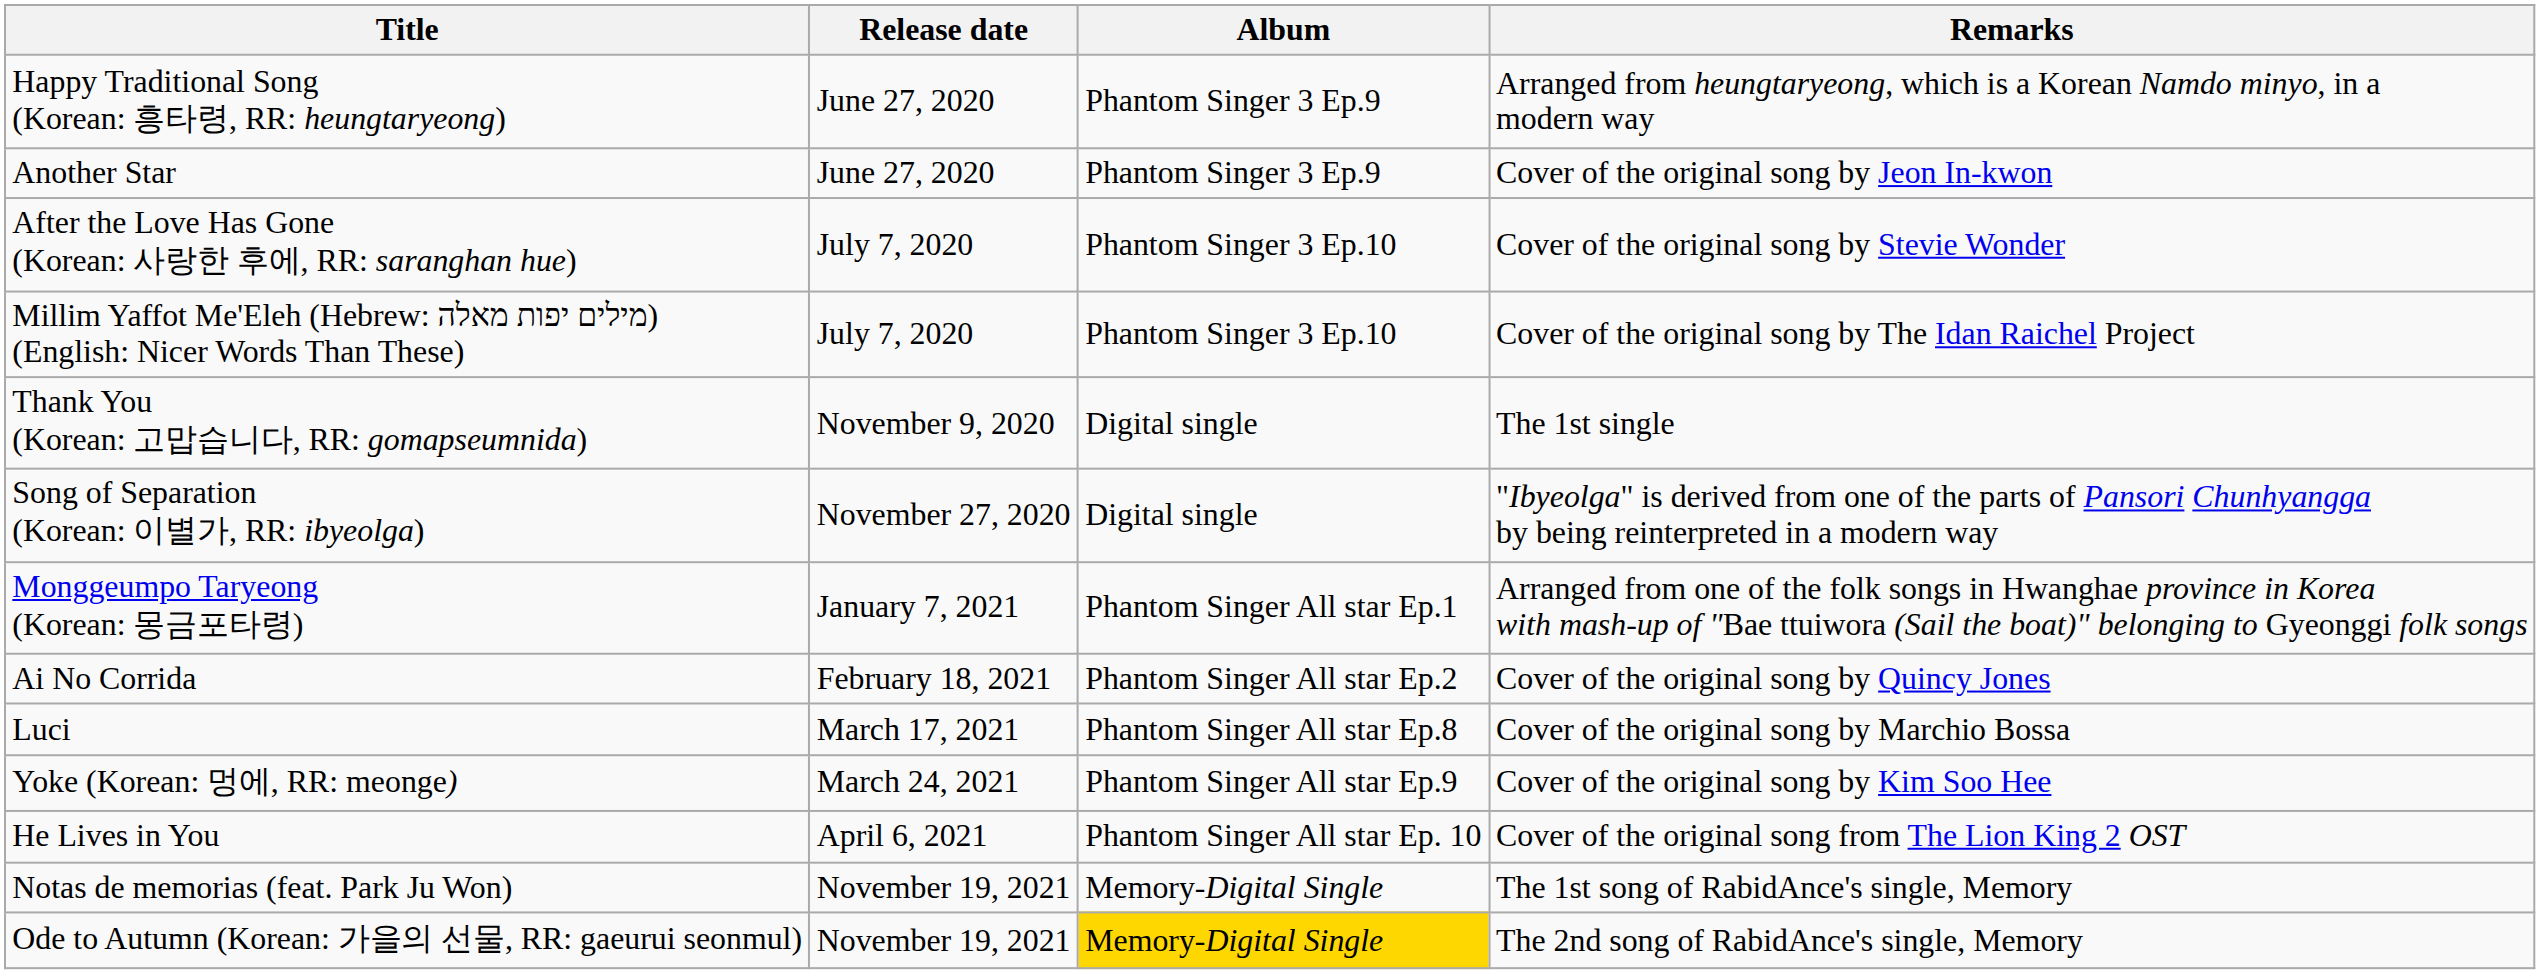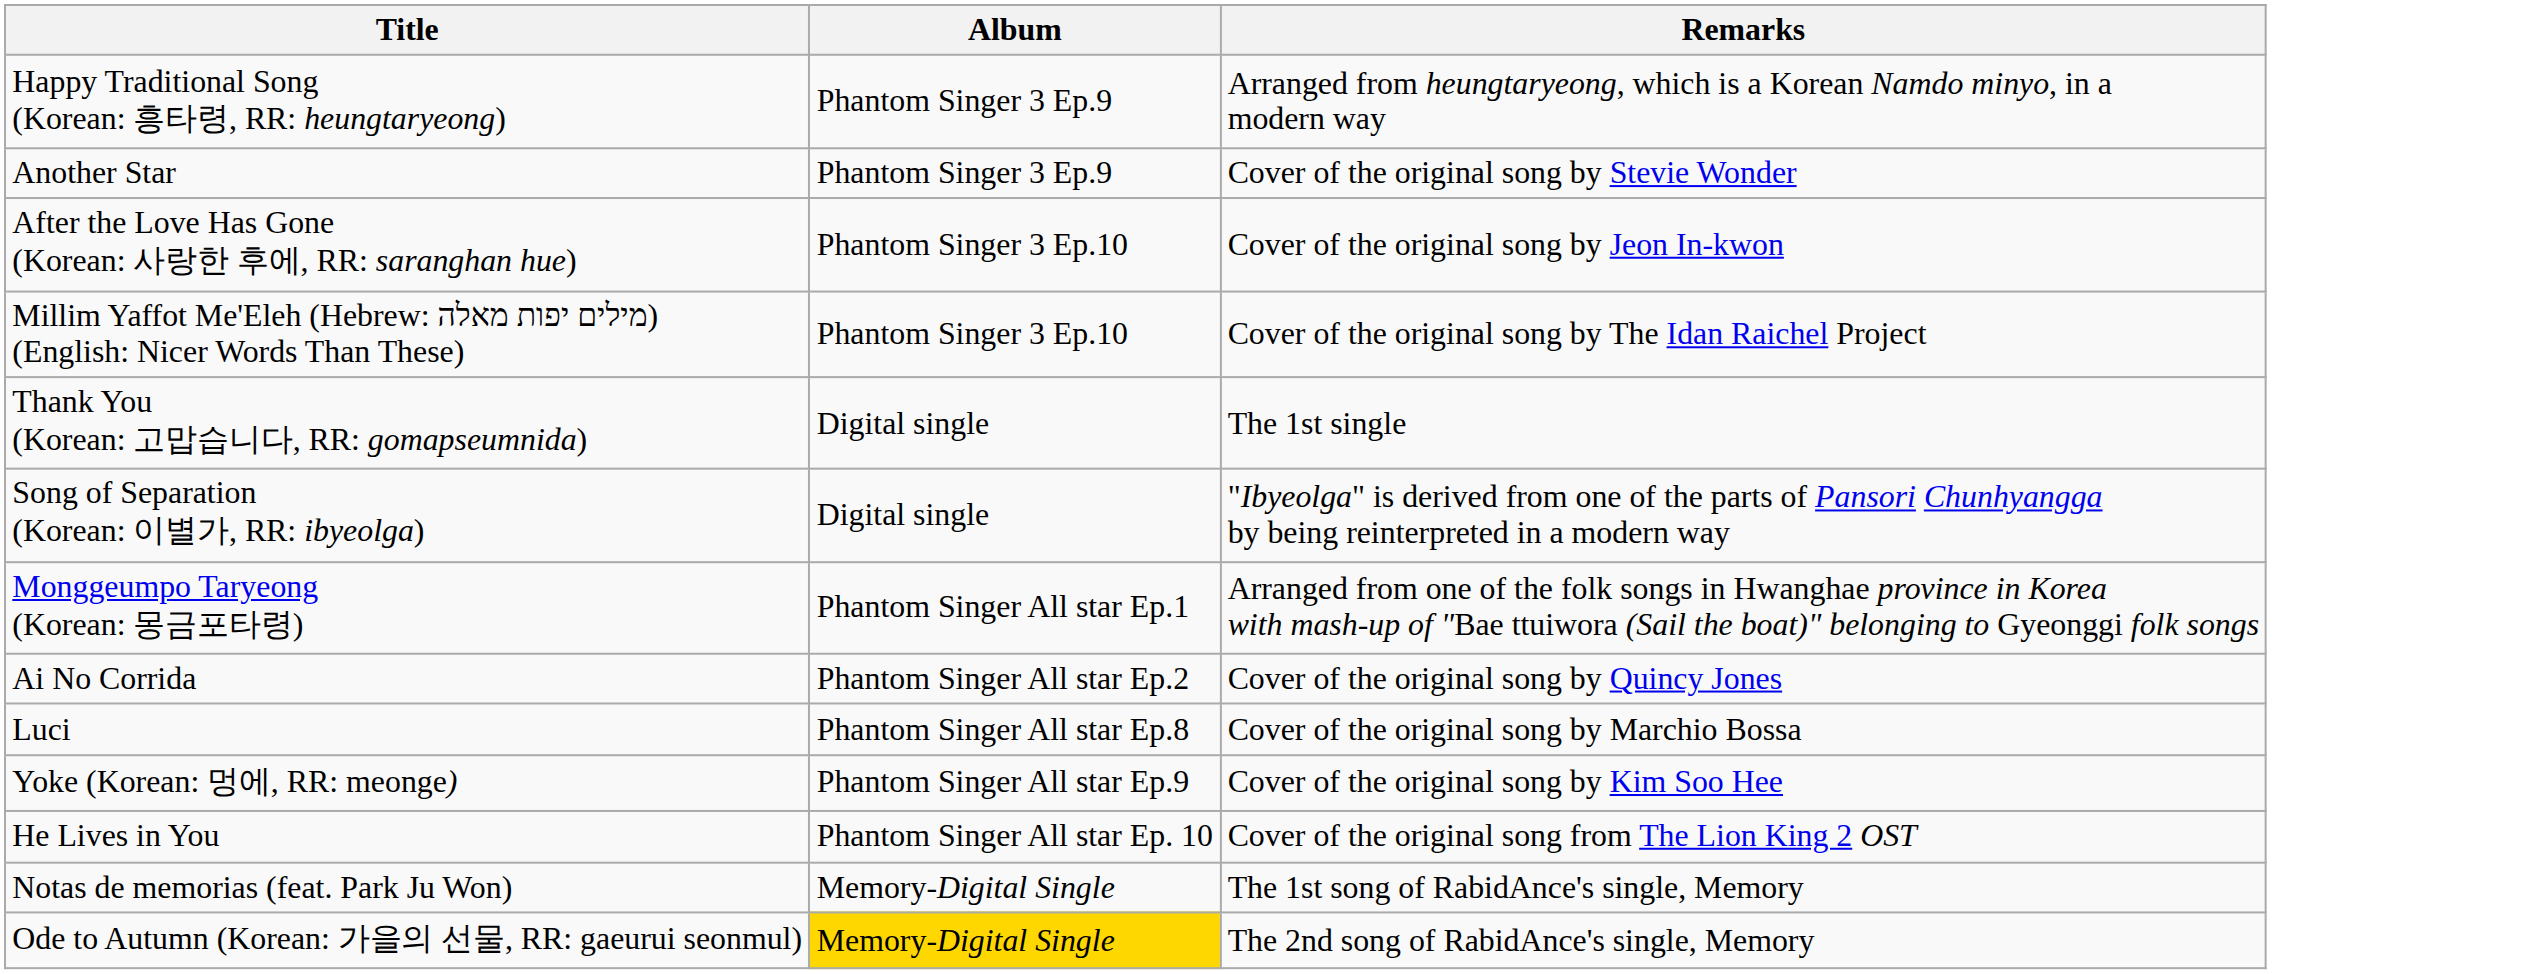- column: (944, 29)
(1774, 172) Cover of the original song by Jeon In-kwon -> (1512, 172) Cover of the original song by Stevie Wonder
(1781, 243) Cover of the original song by Stevie Wonder -> (1506, 243) Cover of the original song by Jeon In-kwon
